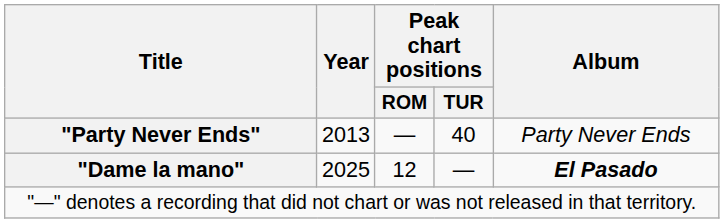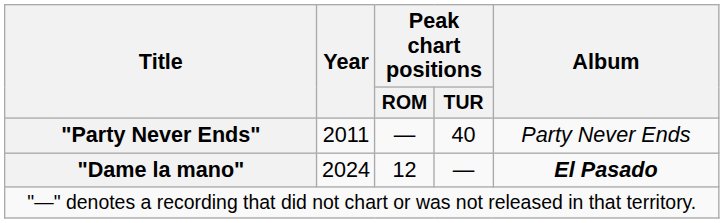(346, 135) 2013 -> (346, 135) 2011
(346, 169) 2025 -> (346, 169) 2024
